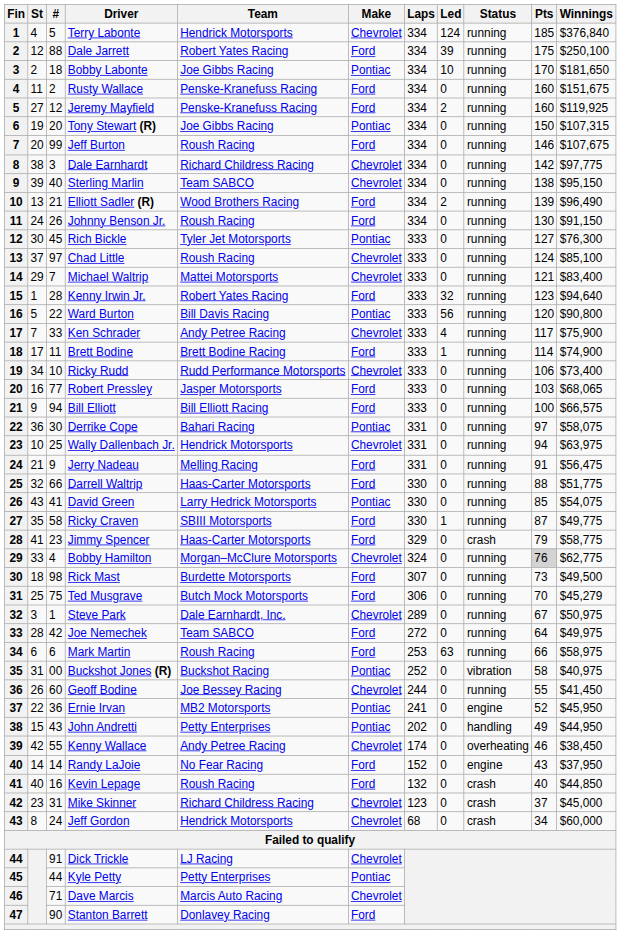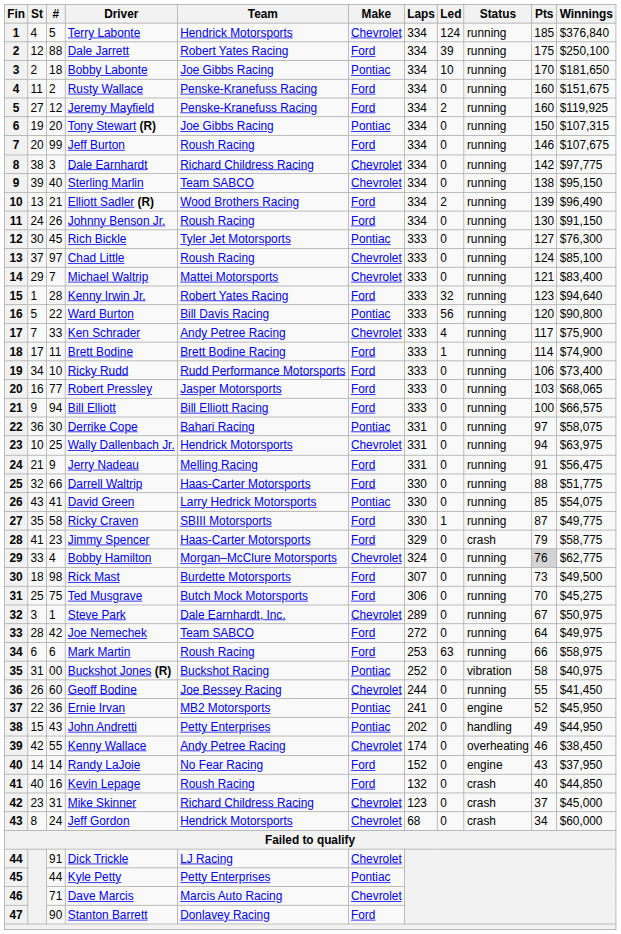(376, 371) Chevrolet -> (363, 371) Ford
(581, 596) $45,279 -> (581, 596) $45,275
